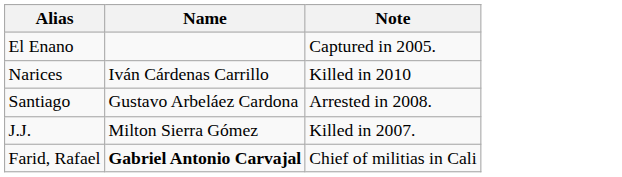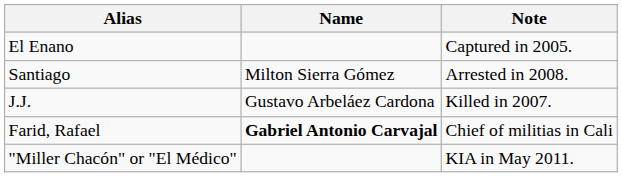- row: (35, 74)
(203, 102) Gustavo Arbeláez Cardona -> (320, 74) Milton Sierra Gómez
(183, 130) Milton Sierra Gómez -> (340, 102) Gustavo Arbeláez Cardona
+ row: (123, 158)
